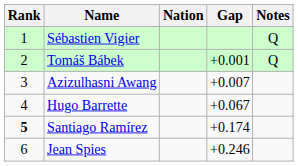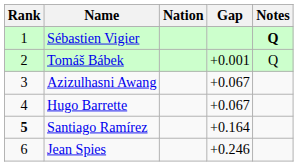(273, 37) normal -> (273, 37) bold
(230, 82) +0.007 -> (230, 82) +0.067
(230, 127) +0.174 -> (230, 127) +0.164
